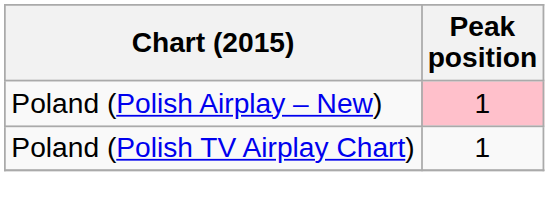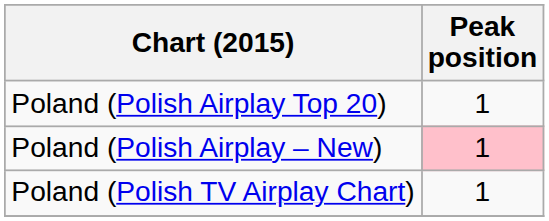+ row: (199, 103)
